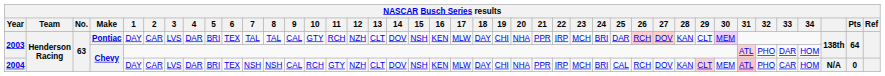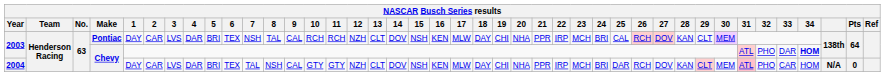(253, 38) TAL -> (253, 38) NSH
(315, 38) GTY -> (315, 38) RCH
(621, 38) DAR -> (621, 38) CAL
(810, 51) normal -> (810, 51) bold
(253, 65) NSH -> (253, 65) TAL
(315, 65) RCH -> (315, 65) GTY
(621, 65) CAL -> (621, 65) DAR
